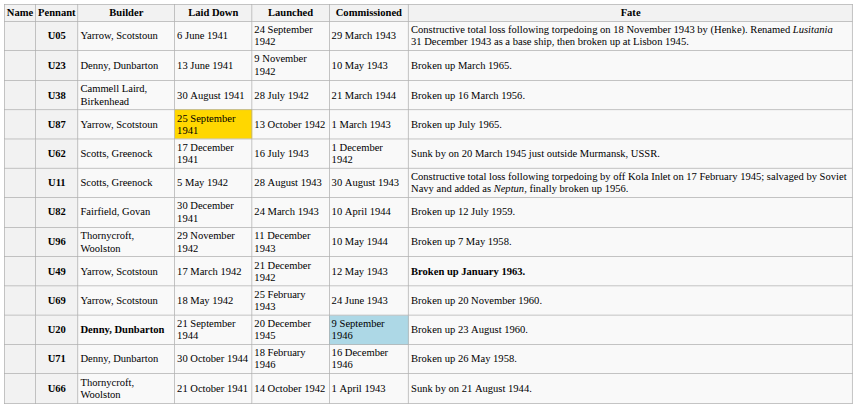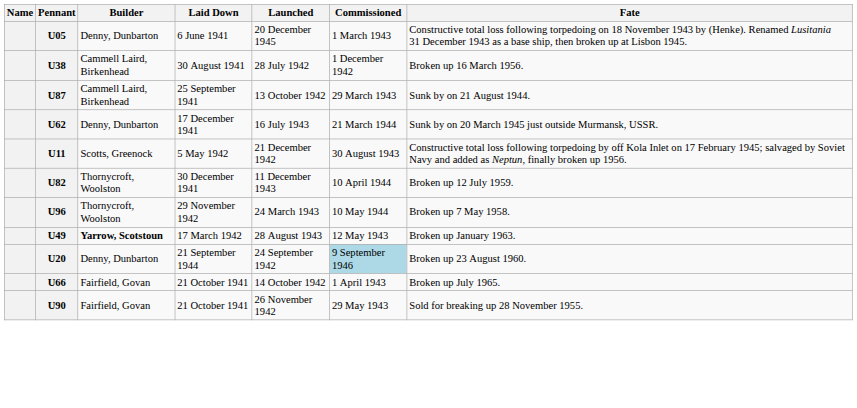(119, 35) Yarrow, Scotstoun -> (119, 35) Denny, Dunbarton
(284, 35) 24 September 1942 -> (283, 35) 20 December 1945
(364, 35) 29 March 1943 -> (361, 35) 1 March 1943
- row: (57, 65)
(364, 94) 21 March 1944 -> (358, 65) 1 December 1942
(119, 123) Yarrow, Scotstoun -> (114, 94) Cammell Laird, Birkenhead
(206, 123) gold background -> (206, 94) no background
(361, 123) 1 March 1943 -> (364, 94) 29 March 1943
(456, 123) Broken up July 1965. -> (470, 94) Sunk by on 21 August 1944.
(116, 153) Scotts, Greenock -> (119, 123) Denny, Dunbarton
(357, 153) 1 December 1942 -> (364, 123) 21 March 1944
(288, 182) 28 August 1943 -> (283, 153) 21 December 1942
(115, 212) Fairfield, Govan -> (107, 182) Thornycroft, Woolston
(287, 212) 24 March 1943 -> (283, 182) 11 December 1943
(282, 241) 11 December 1943 -> (287, 212) 24 March 1943
(119, 270) normal -> (122, 235) bold
(283, 270) 21 December 1942 -> (288, 235) 28 August 1943
(468, 270) bold -> (462, 235) normal
- row: (57, 300)
(122, 329) bold -> (119, 258) normal
(283, 329) 20 December 1945 -> (284, 258) 24 September 1942
- row: (57, 358)
(107, 388) Thornycroft, Woolston -> (115, 281) Fairfield, Govan
(471, 388) Sunk by on 21 August 1944. -> (455, 281) Broken up July 1965.
+ row: (57, 305)
